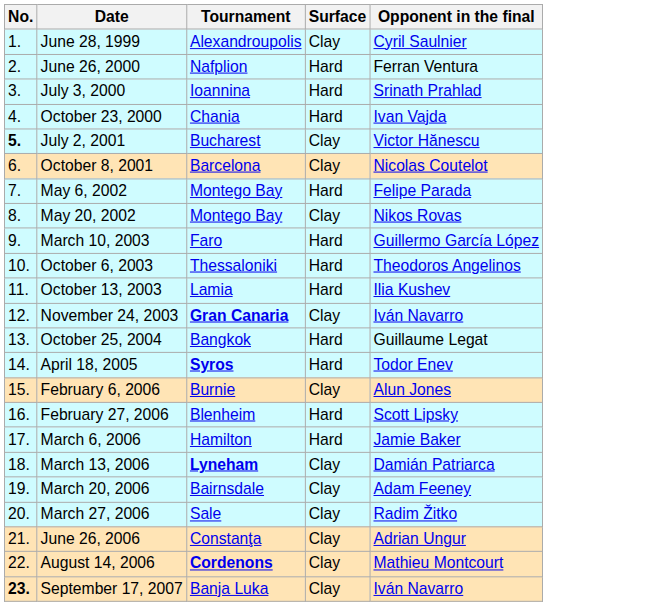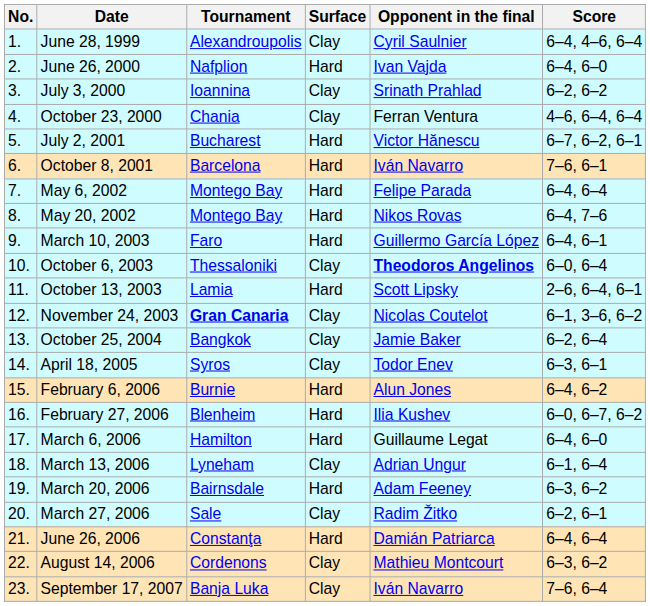+ column: (594, 16)
(426, 66) Ferran Ventura -> (410, 66) Ivan Vajda
(326, 91) Hard -> (324, 91) Clay
(326, 116) Hard -> (324, 116) Clay
(410, 116) Ivan Vajda -> (426, 116) Ferran Ventura
(15, 141) bold -> (15, 141) normal
(324, 141) Clay -> (326, 141) Hard
(324, 166) Clay -> (326, 166) Hard
(431, 166) Nicolas Coutelot -> (418, 166) Iván Navarro
(324, 215) Clay -> (326, 215) Hard
(326, 265) Hard -> (324, 265) Clay
(447, 265) normal -> (454, 265) bold
(412, 290) Ilia Kushev -> (416, 290) Scott Lipsky
(418, 315) Iván Navarro -> (431, 315) Nicolas Coutelot
(326, 340) Hard -> (324, 340) Clay
(431, 340) Guillaume Legat -> (417, 340) Jamie Baker
(212, 365) bold -> (210, 365) normal
(326, 365) Hard -> (324, 365) Clay
(324, 389) Clay -> (326, 389) Hard
(416, 414) Scott Lipsky -> (412, 414) Ilia Kushev
(417, 439) Jamie Baker -> (431, 439) Guillaume Legat
(224, 464) bold -> (222, 464) normal
(434, 464) Damián Patriarca -> (420, 464) Adrian Ungur
(324, 489) Clay -> (326, 489) Hard
(324, 539) Clay -> (326, 539) Hard
(420, 539) Adrian Ungur -> (434, 539) Damián Patriarca
(231, 564) bold -> (228, 564) normal
(19, 588) bold -> (19, 588) normal
